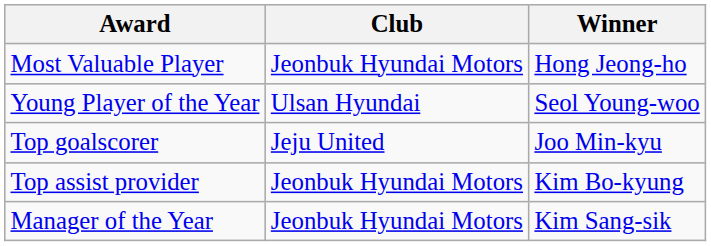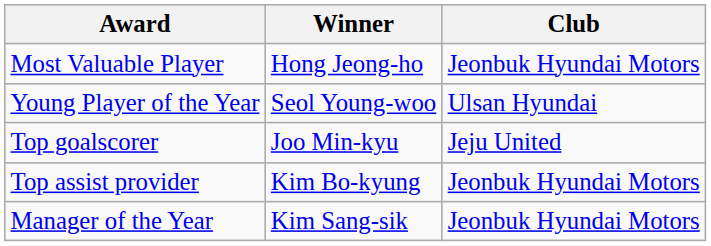columns swapped: (617, 24) <-> (397, 24)
